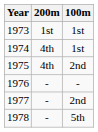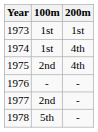columns swapped: (78, 13) <-> (47, 13)
